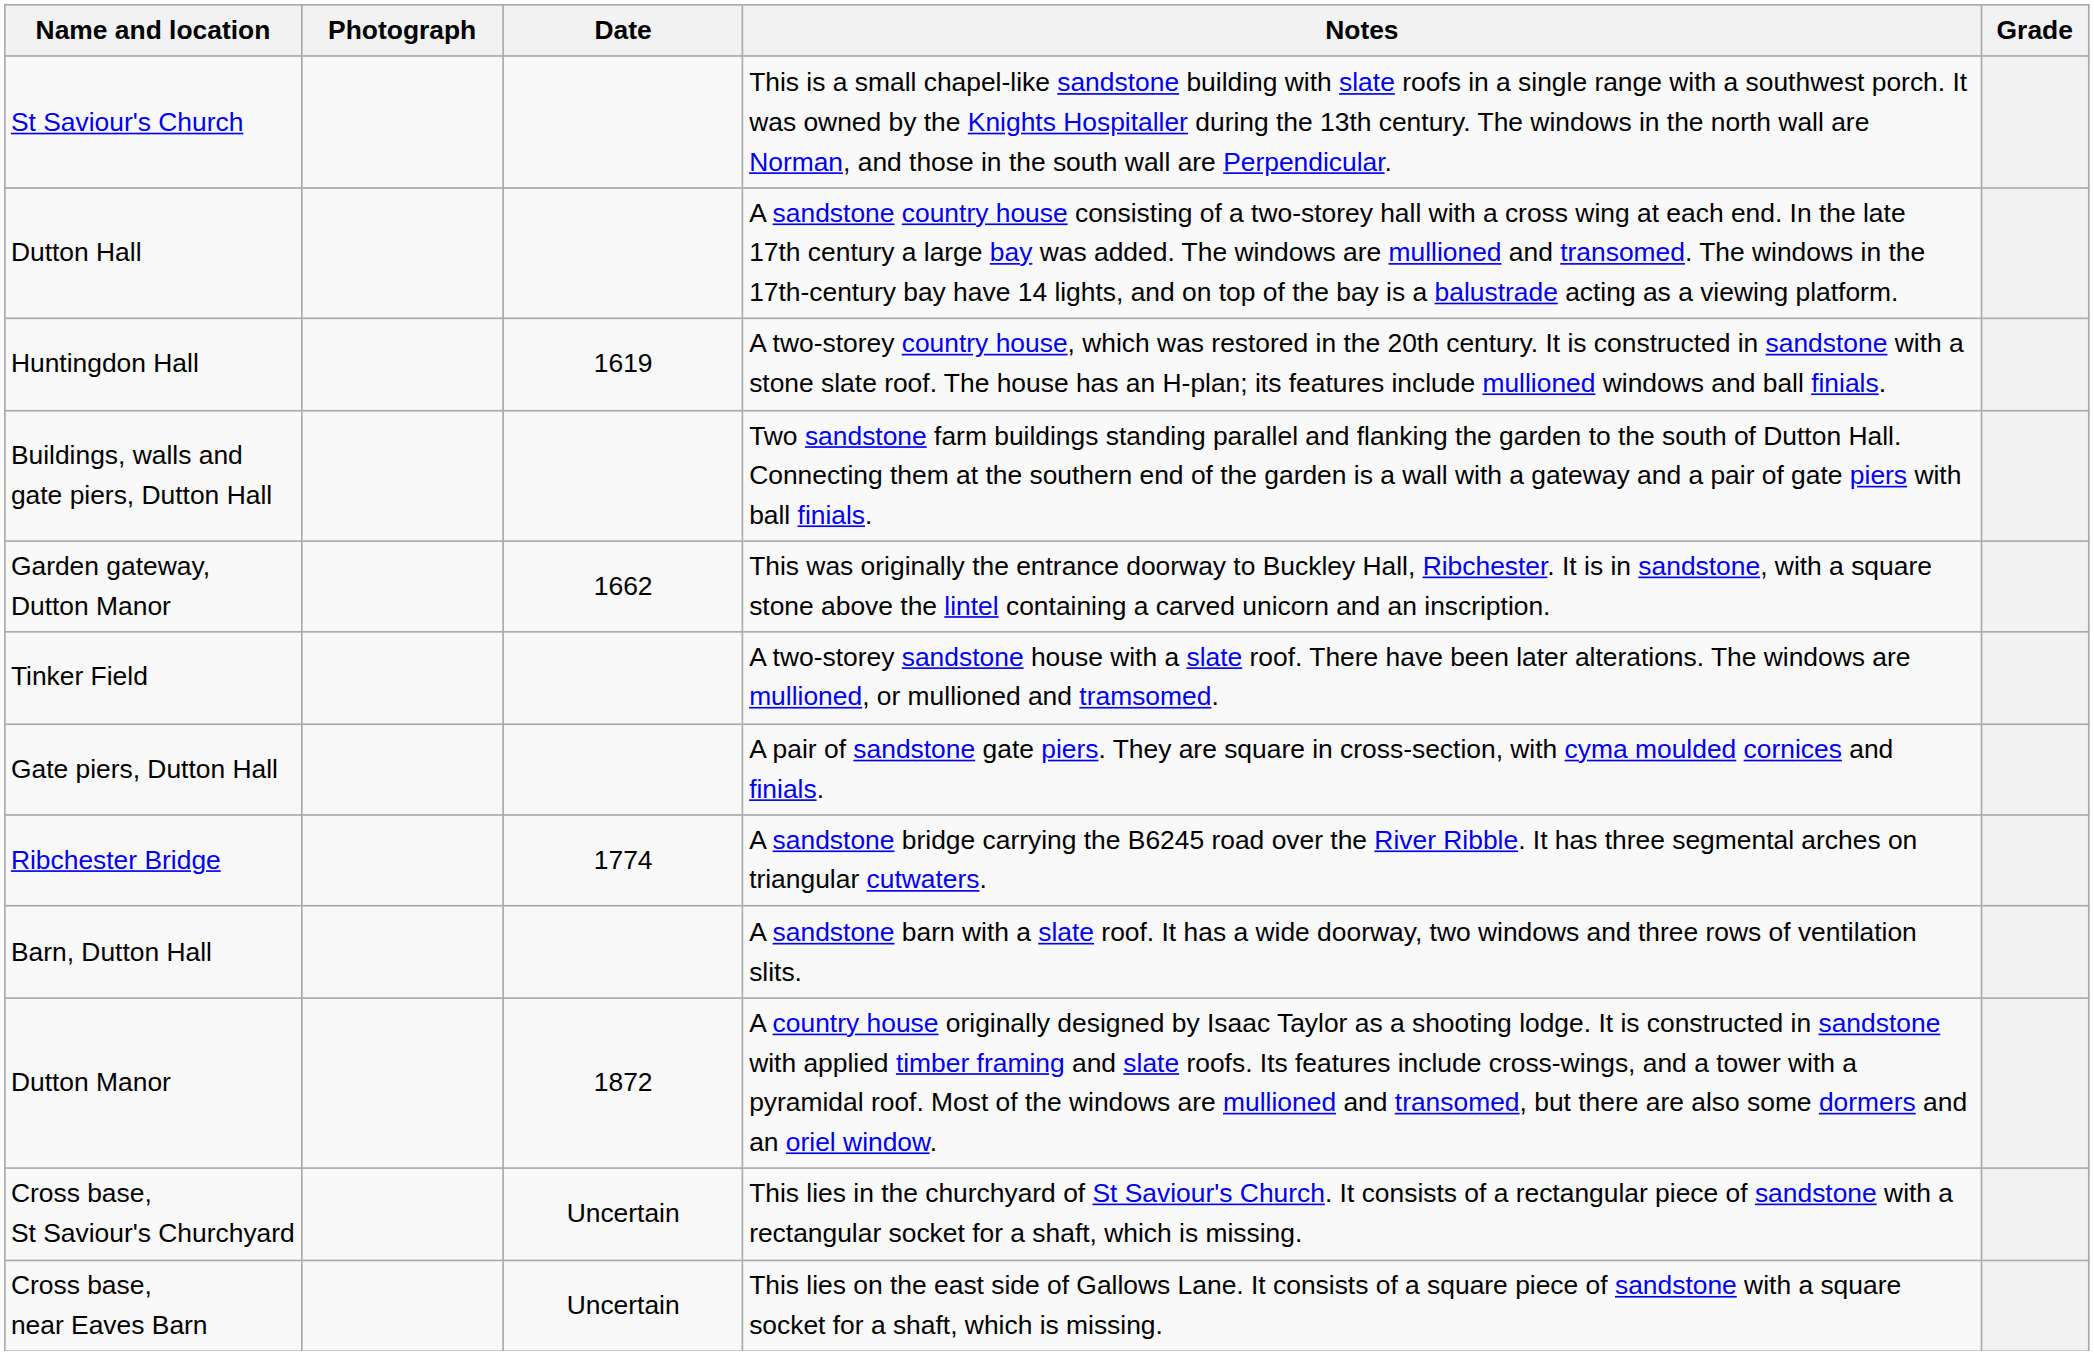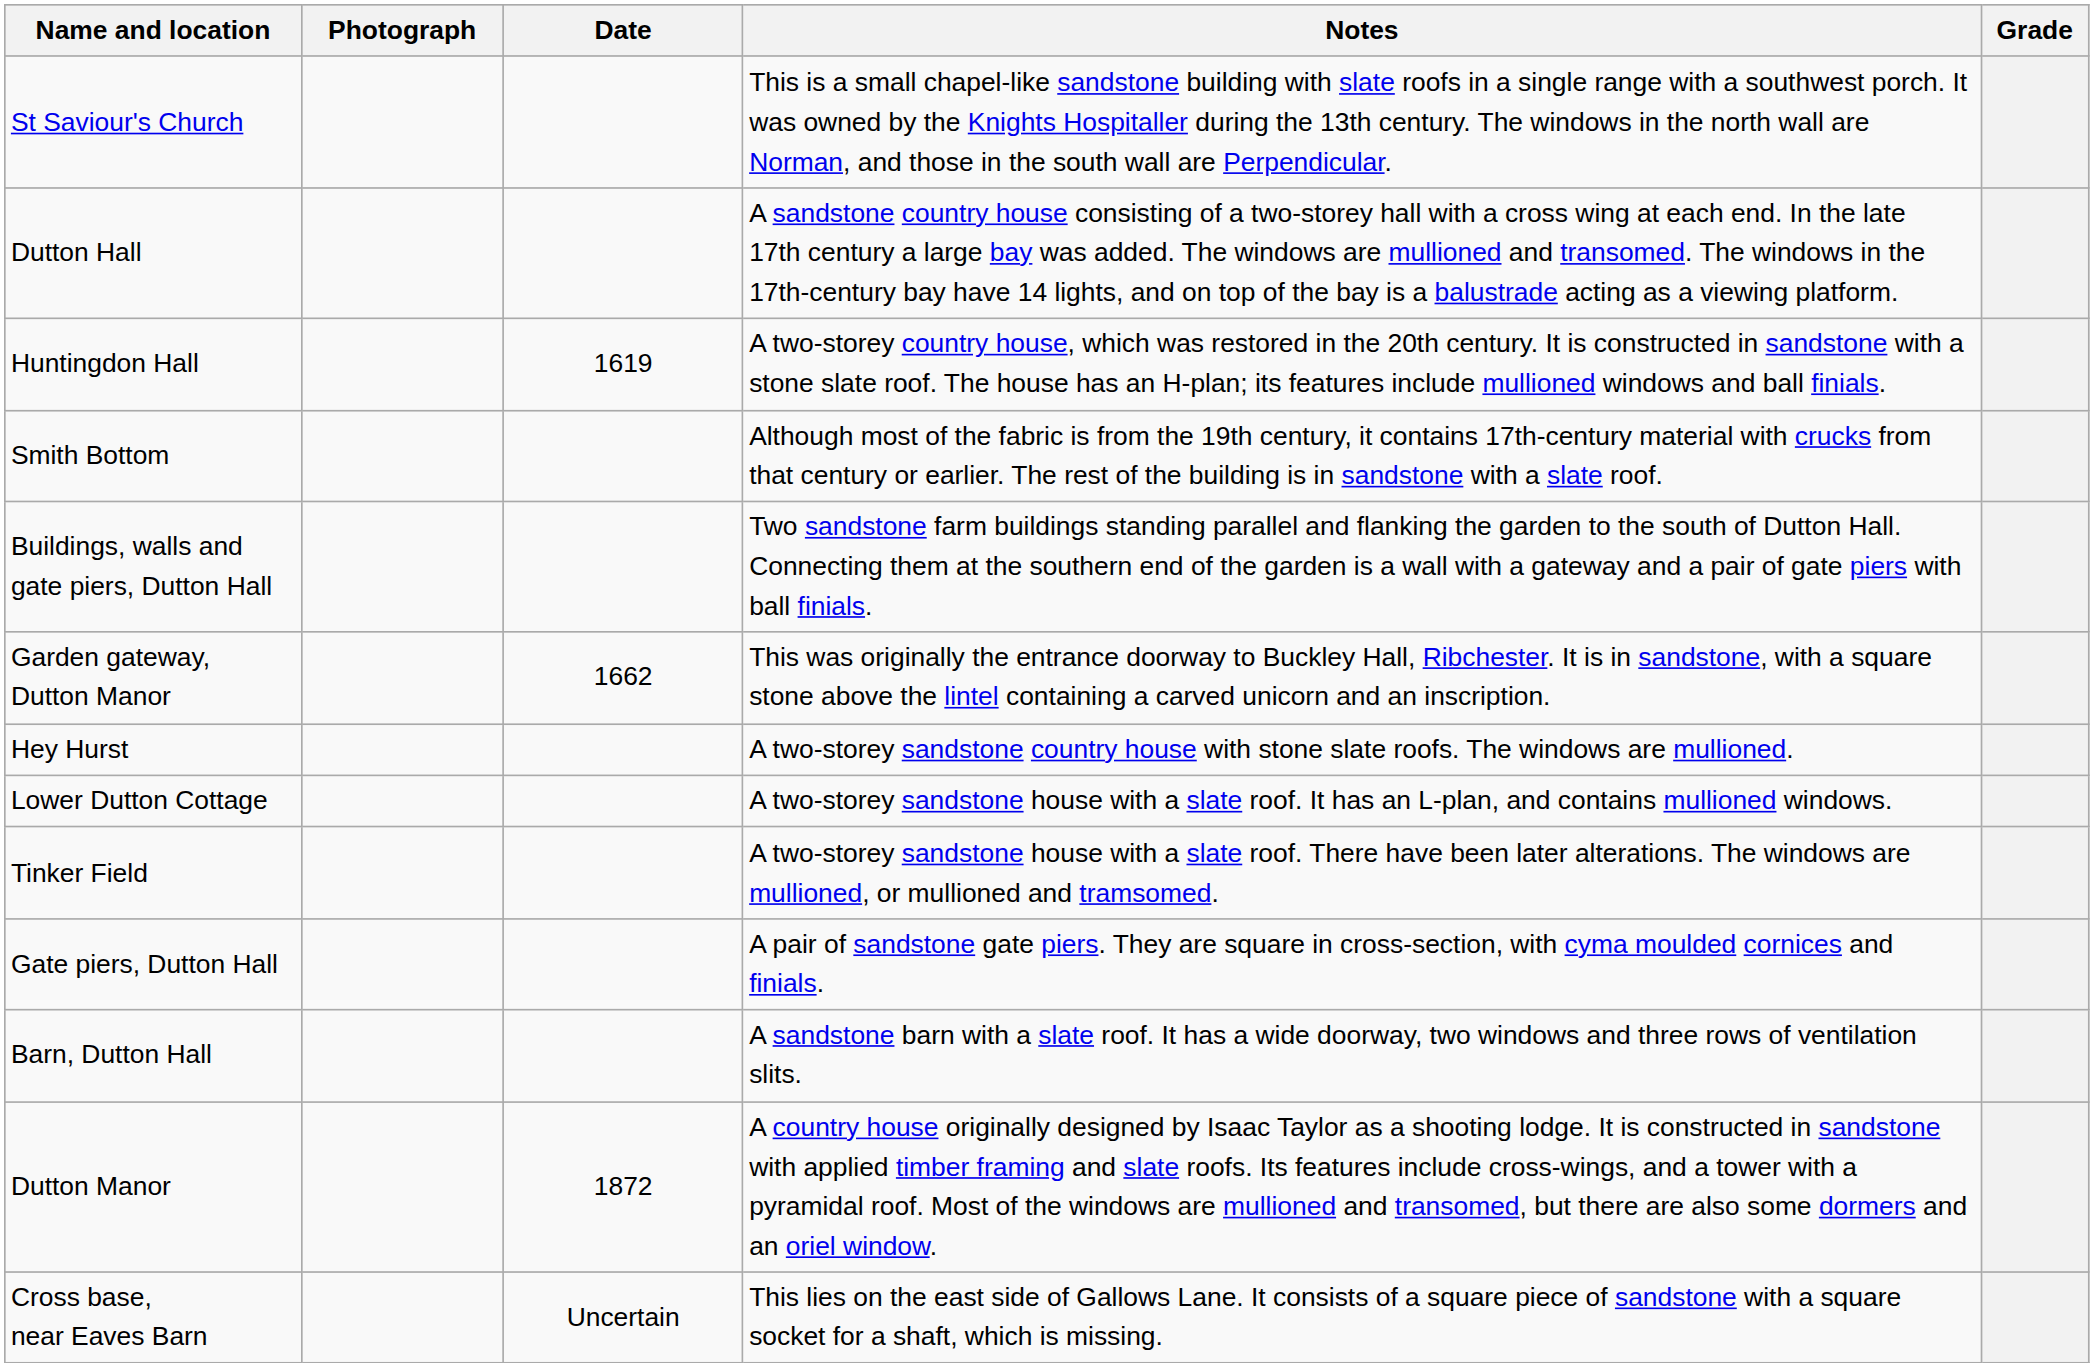+ row: (90, 455)
+ row: (70, 749)
+ row: (139, 800)
- row: (116, 860)
- row: (153, 1213)
